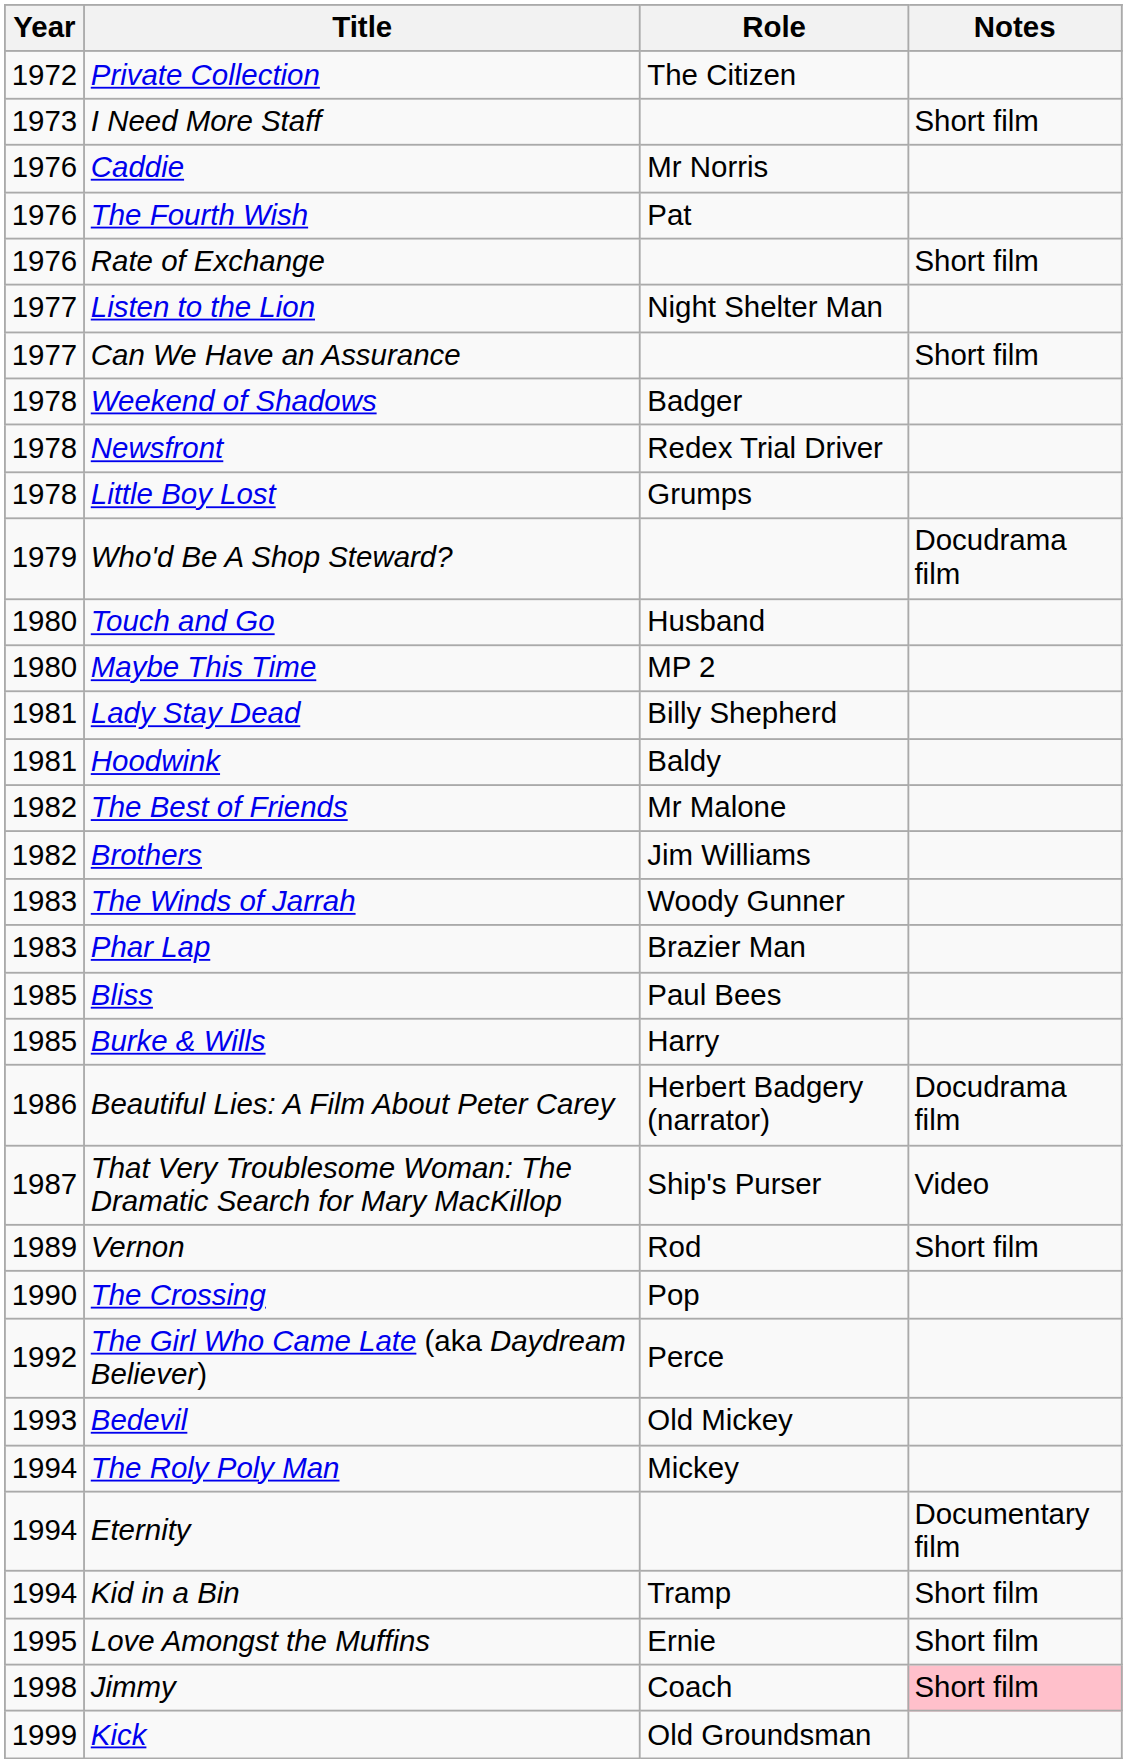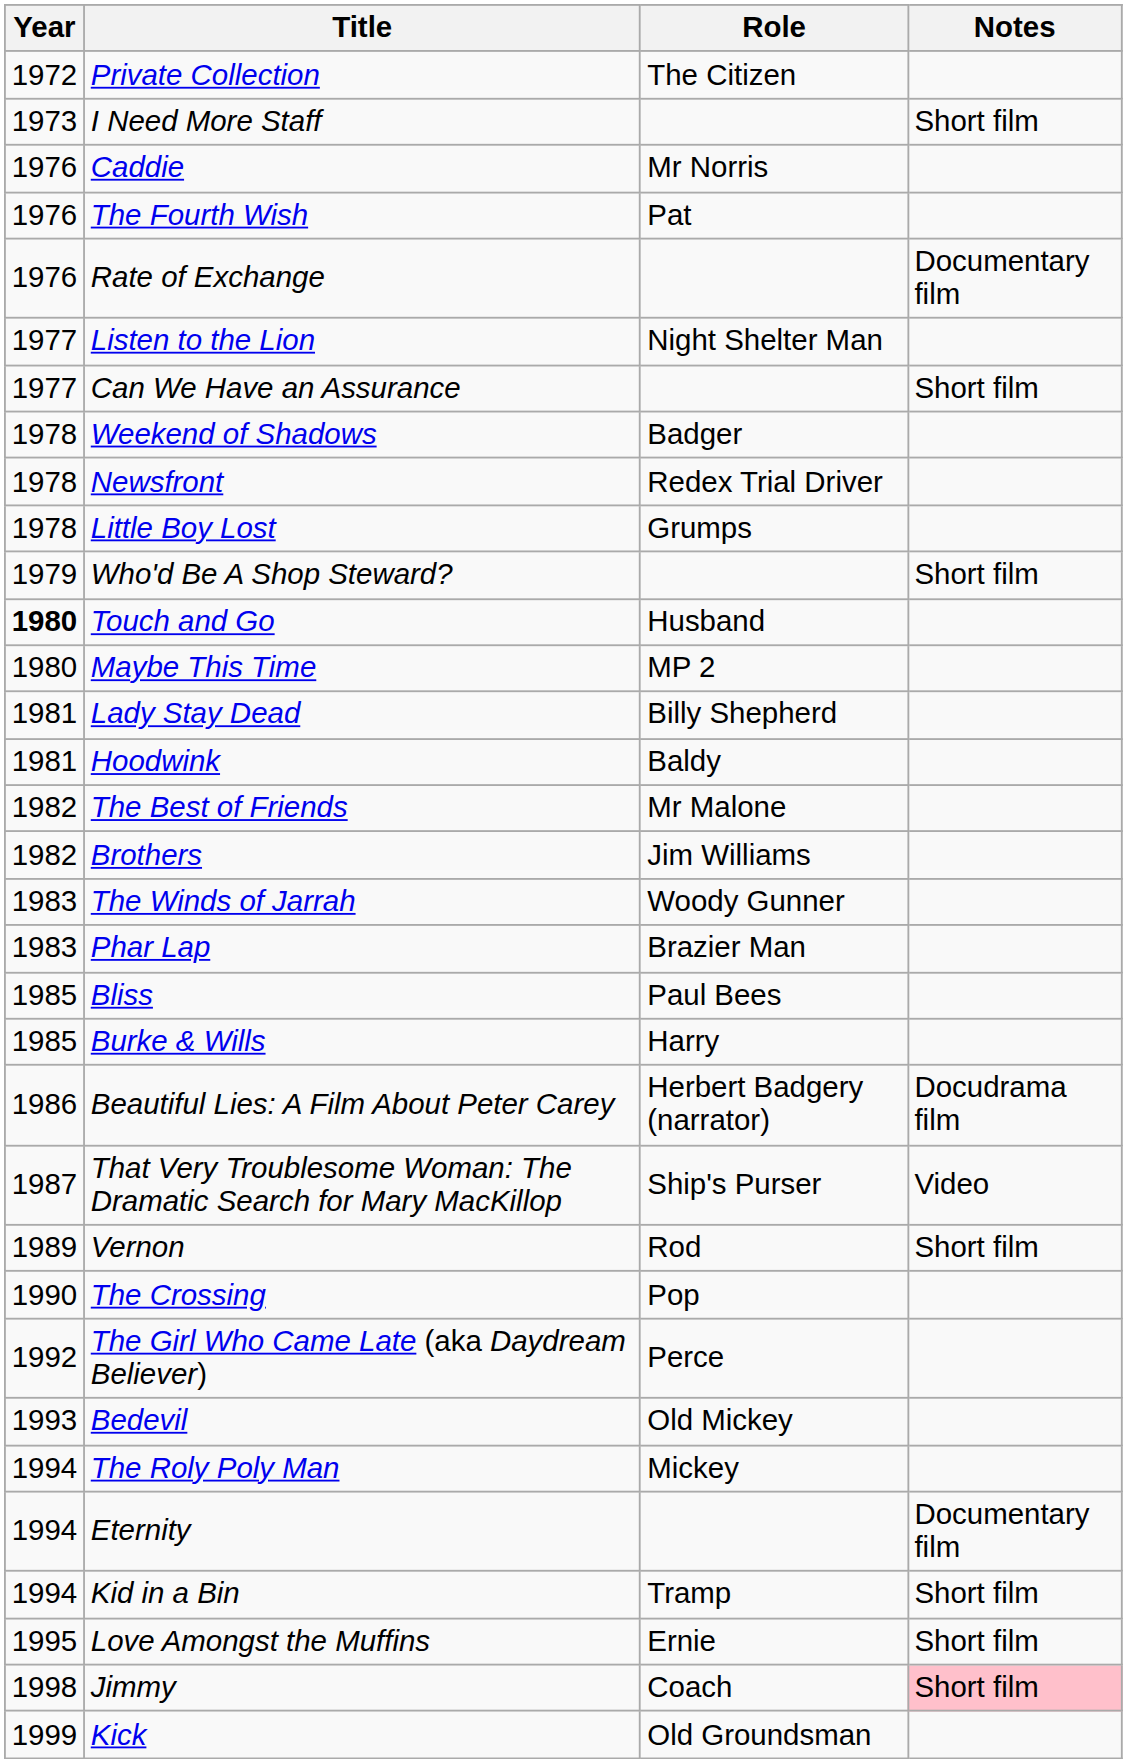(977, 261) Short film -> (1002, 277) Documentary film
(991, 557) Docudrama film -> (977, 574) Short film
(44, 621) normal -> (44, 621) bold
